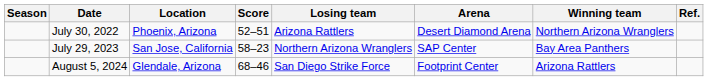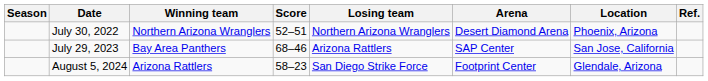columns swapped: (605, 13) <-> (183, 13)
(314, 31) Arizona Rattlers -> (381, 31) Northern Arizona Wranglers
(253, 48) 58–23 -> (291, 48) 68–46
(343, 48) Northern Arizona Wranglers -> (352, 48) Arizona Rattlers
(253, 66) 68–46 -> (291, 66) 58–23
